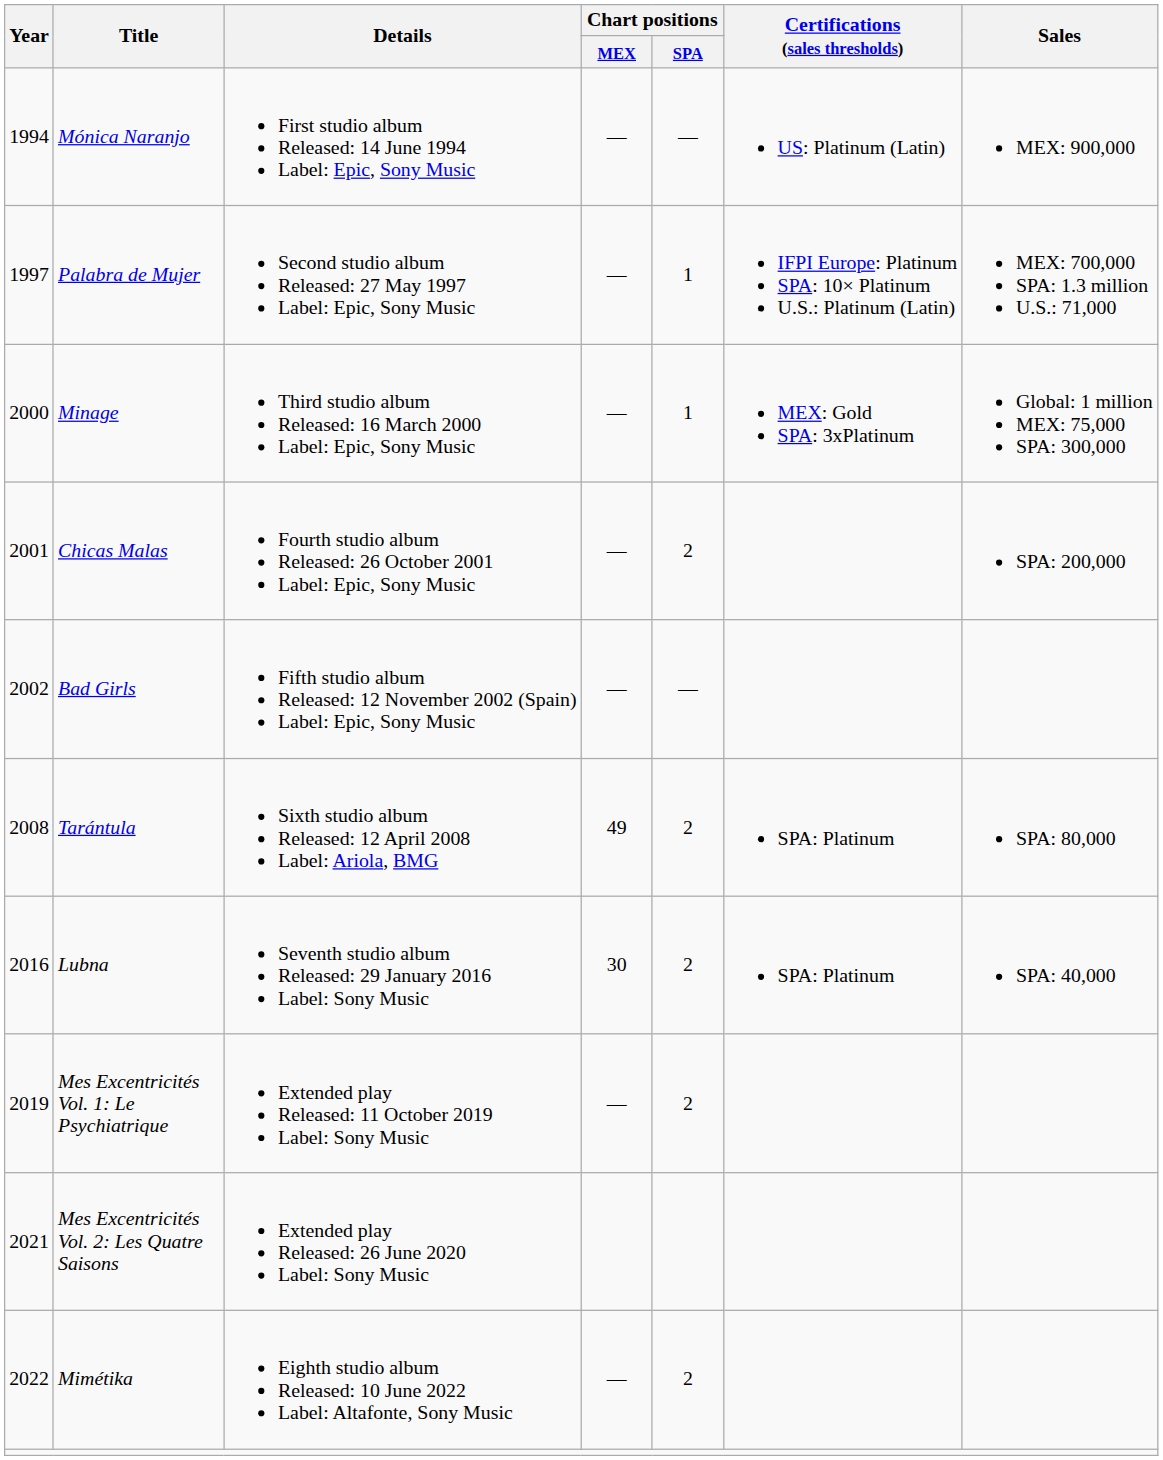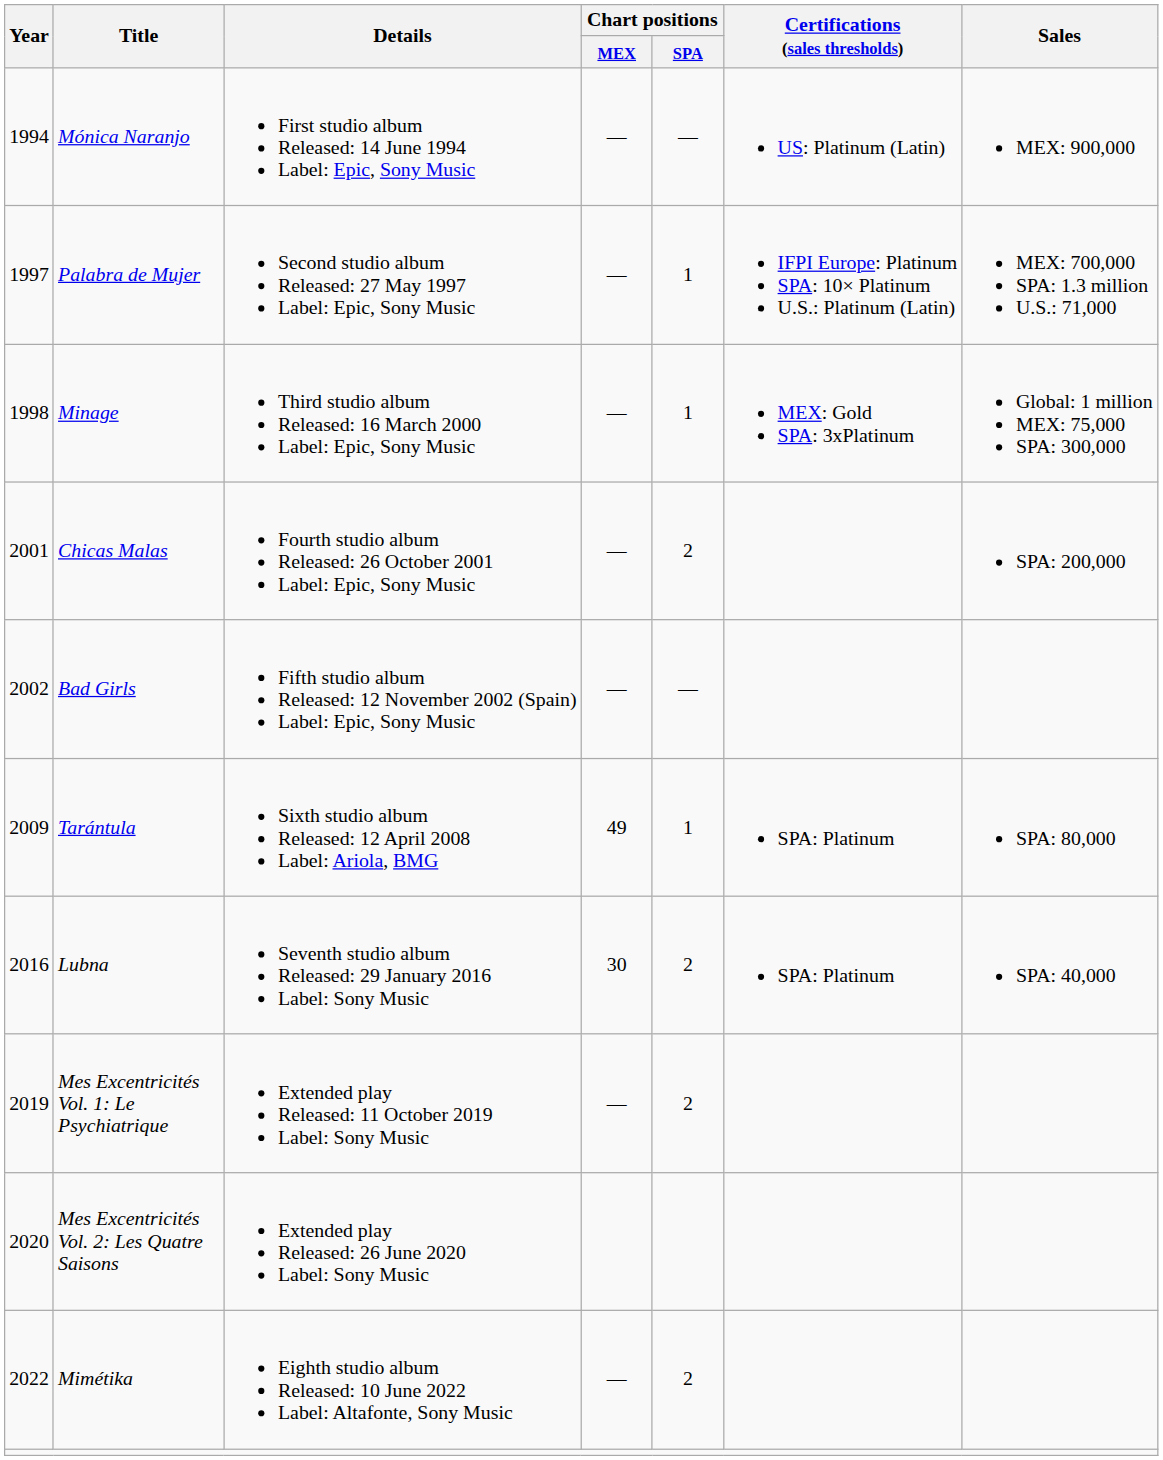(29, 412) 2000 -> (29, 412) 1998
(29, 827) 2008 -> (29, 827) 2009
(688, 827) 2 -> (688, 827) 1
(29, 1241) 2021 -> (29, 1241) 2020
